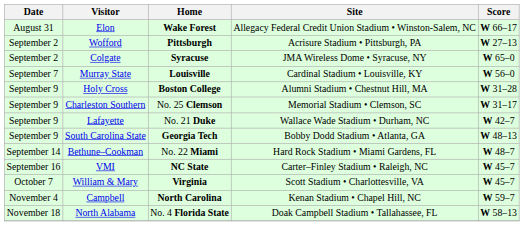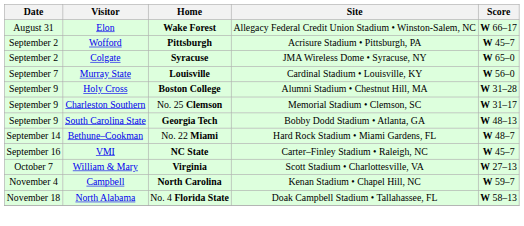(499, 43) W 27–13 -> (499, 43) W 45–7
- row: (105, 120)
(499, 182) W 45–7 -> (499, 167) W 27–13
